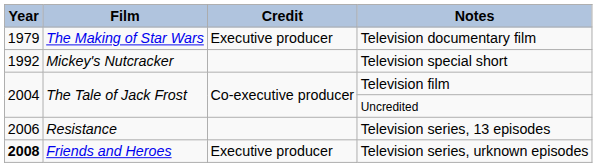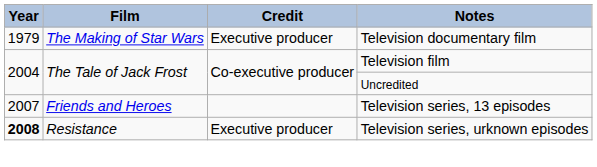- row: (434, 61)
(24, 129) 2006 -> (24, 106) 2007
(82, 129) Resistance -> (109, 106) Friends and Heroes
(109, 152) Friends and Heroes -> (82, 129) Resistance
